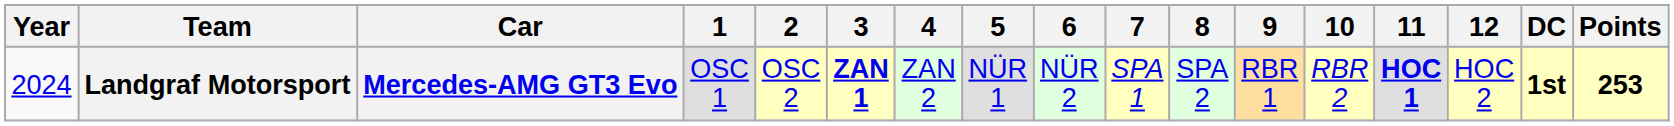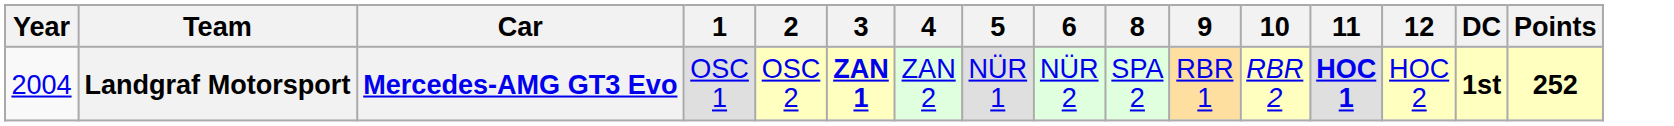- column: (1137, 26)
(41, 84) 2024 -> (41, 84) 2004
(1620, 84) 253 -> (1555, 84) 252
